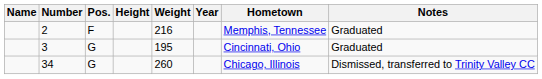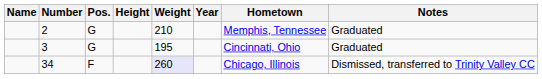(91, 30) F -> (92, 30) G
(164, 30) 216 -> (164, 30) 210
(92, 64) G -> (91, 64) F
(164, 64) no background -> (164, 64) lavender background
